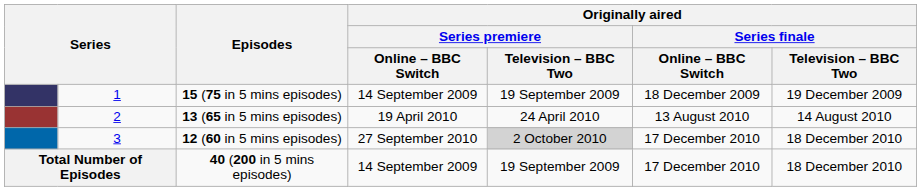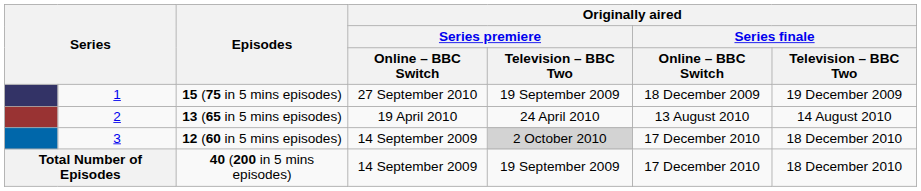(417, 95) 14 September 2009 -> (417, 95) 27 September 2010
(417, 138) 27 September 2010 -> (417, 138) 14 September 2009
